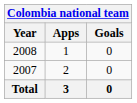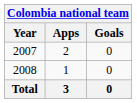rows swapped: (25, 70) <-> (25, 51)
